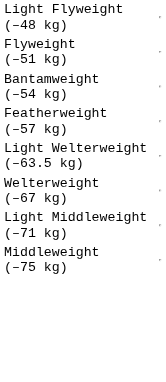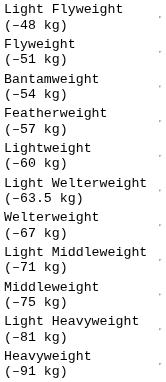+ row: (48, 156)
+ row: (72, 329)
+ row: (48, 364)
